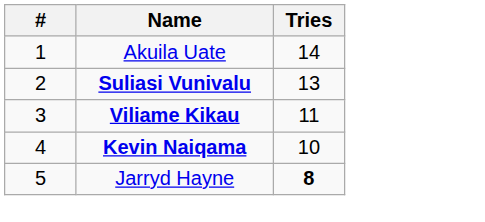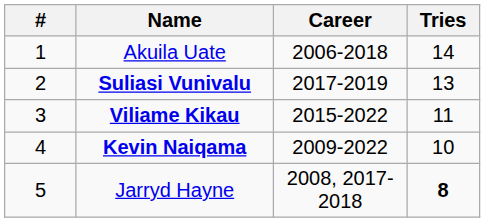+ column: (340, 20)
